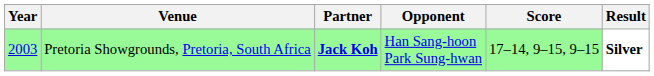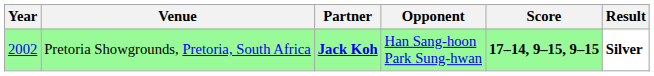(23, 49) 2003 -> (23, 49) 2002
(544, 49) normal -> (544, 49) bold
